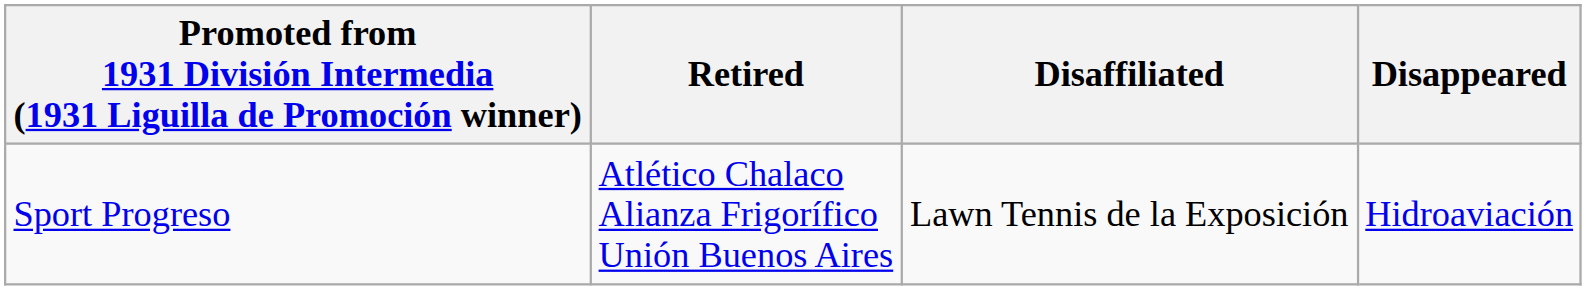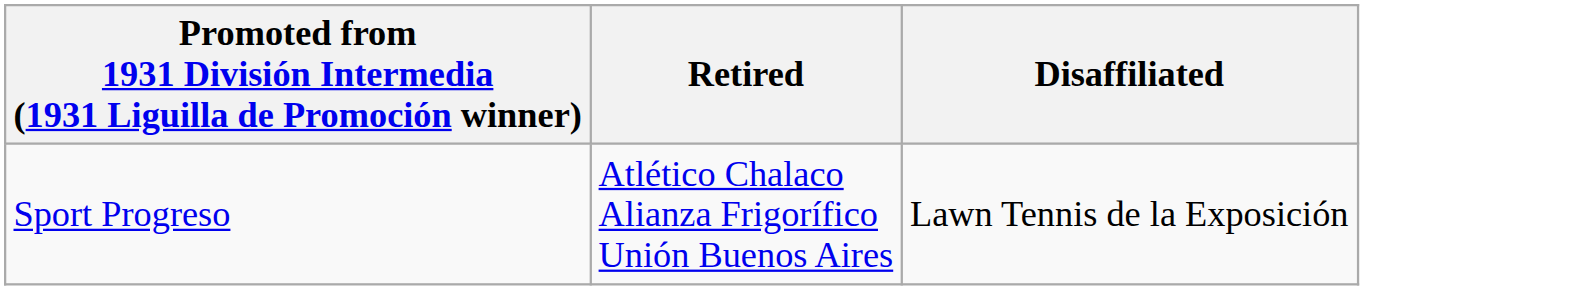- column: (1469, 74)
